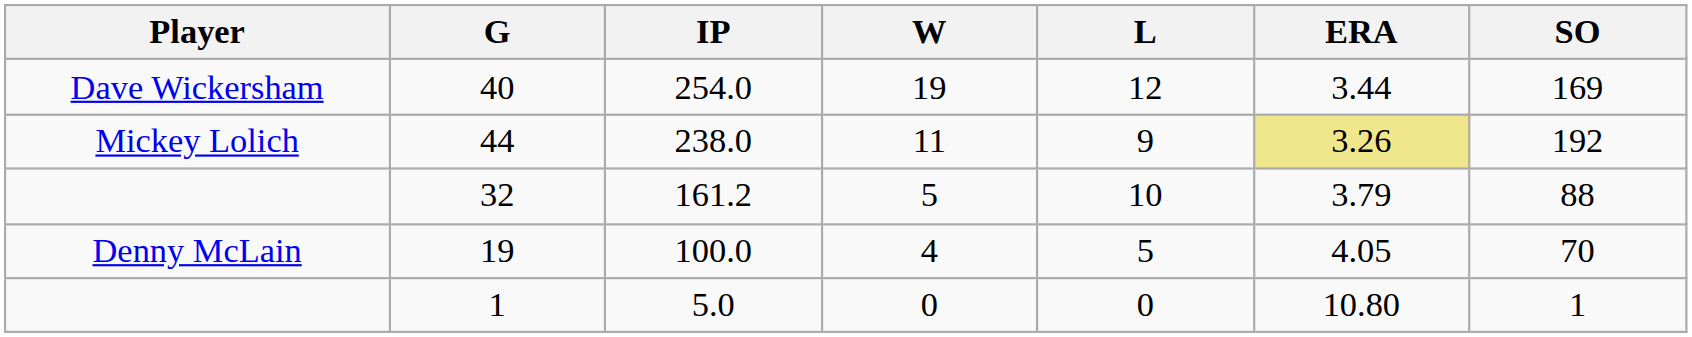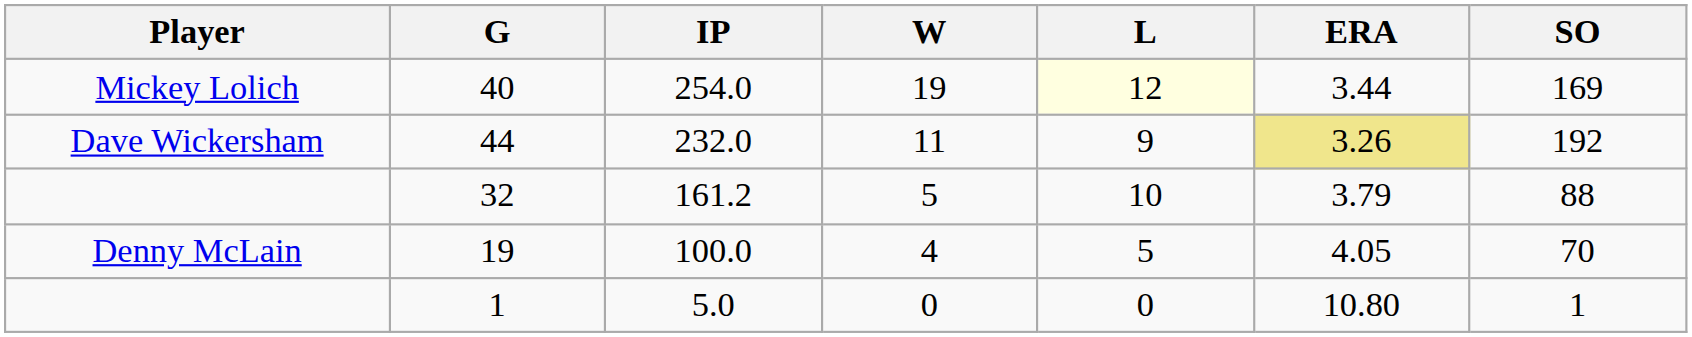(197, 86) Dave Wickersham -> (197, 86) Mickey Lolich
(1145, 86) no background -> (1145, 86) lightyellow background
(197, 140) Mickey Lolich -> (197, 140) Dave Wickersham
(713, 140) 238.0 -> (713, 140) 232.0
